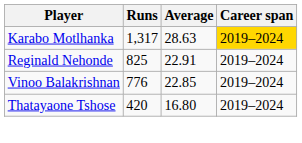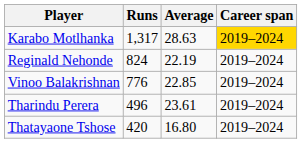(137, 60) 825 -> (137, 60) 824
(180, 60) 22.91 -> (180, 60) 22.19
+ row: (53, 104)
